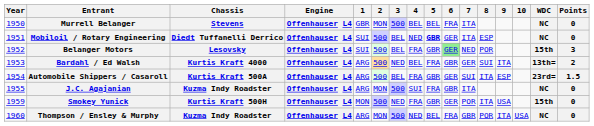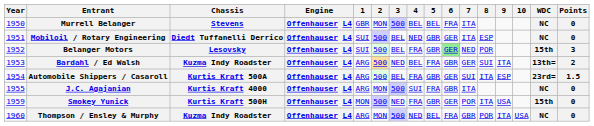(433, 36) bold -> (433, 36) normal
(227, 62) Kurtis Kraft 4000 -> (227, 62) Kuzma Indy Roadster
(227, 88) Kuzma Indy Roadster -> (227, 88) Kurtis Kraft 4000
